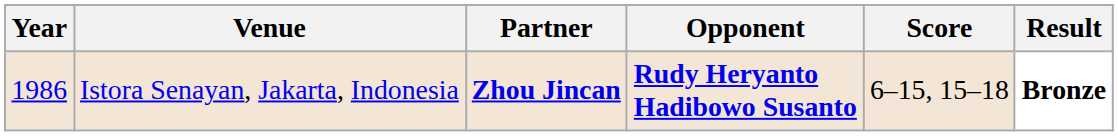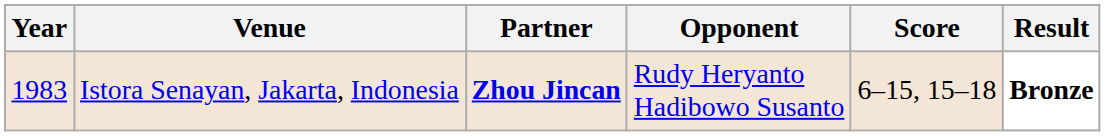(39, 90) 1986 -> (39, 90) 1983
(745, 90) bold -> (739, 90) normal
